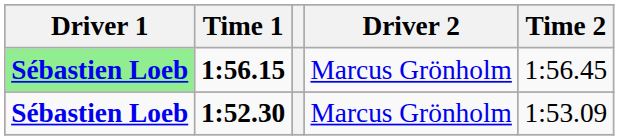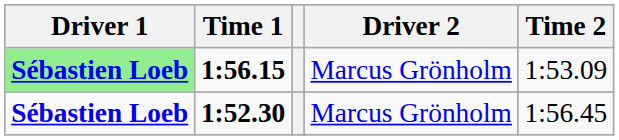(566, 69) 1:56.45 -> (566, 69) 1:53.09
(566, 112) 1:53.09 -> (566, 112) 1:56.45
